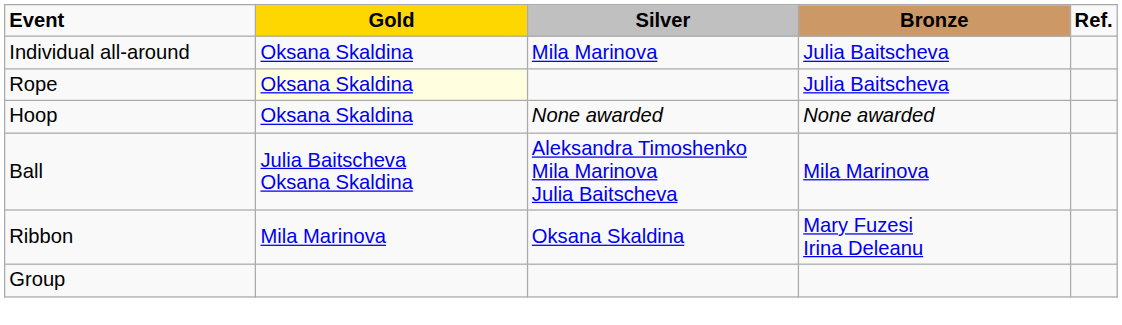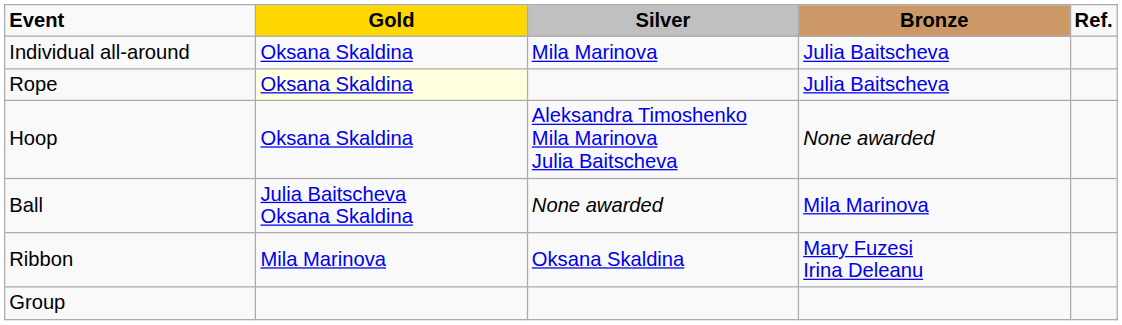(597, 116) None awarded -> (639, 139) Aleksandra Timoshenko Mila Marinova Julia Baitscheva
(639, 171) Aleksandra Timoshenko Mila Marinova Julia Baitscheva -> (597, 205) None awarded
